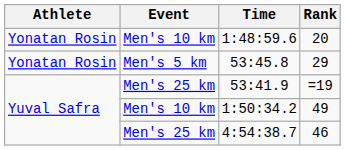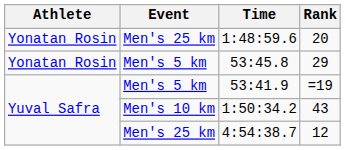(169, 39) Men's 10 km -> (169, 39) Men's 25 km
(169, 86) Men's 25 km -> (165, 86) Men's 5 km
(320, 110) 49 -> (320, 110) 43
(320, 133) 46 -> (320, 133) 12
